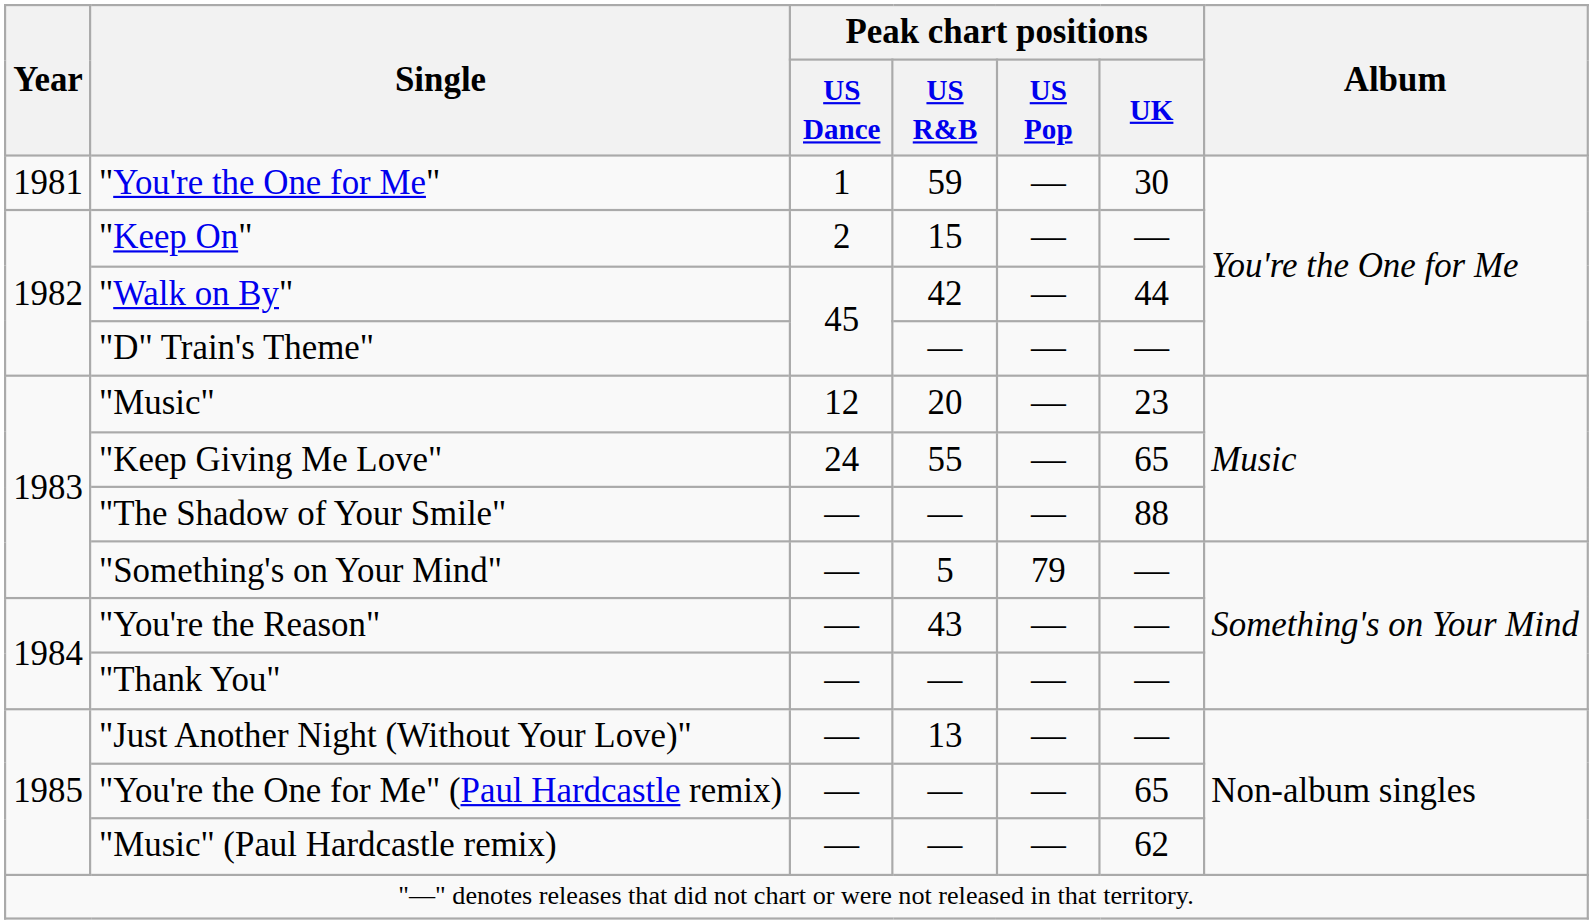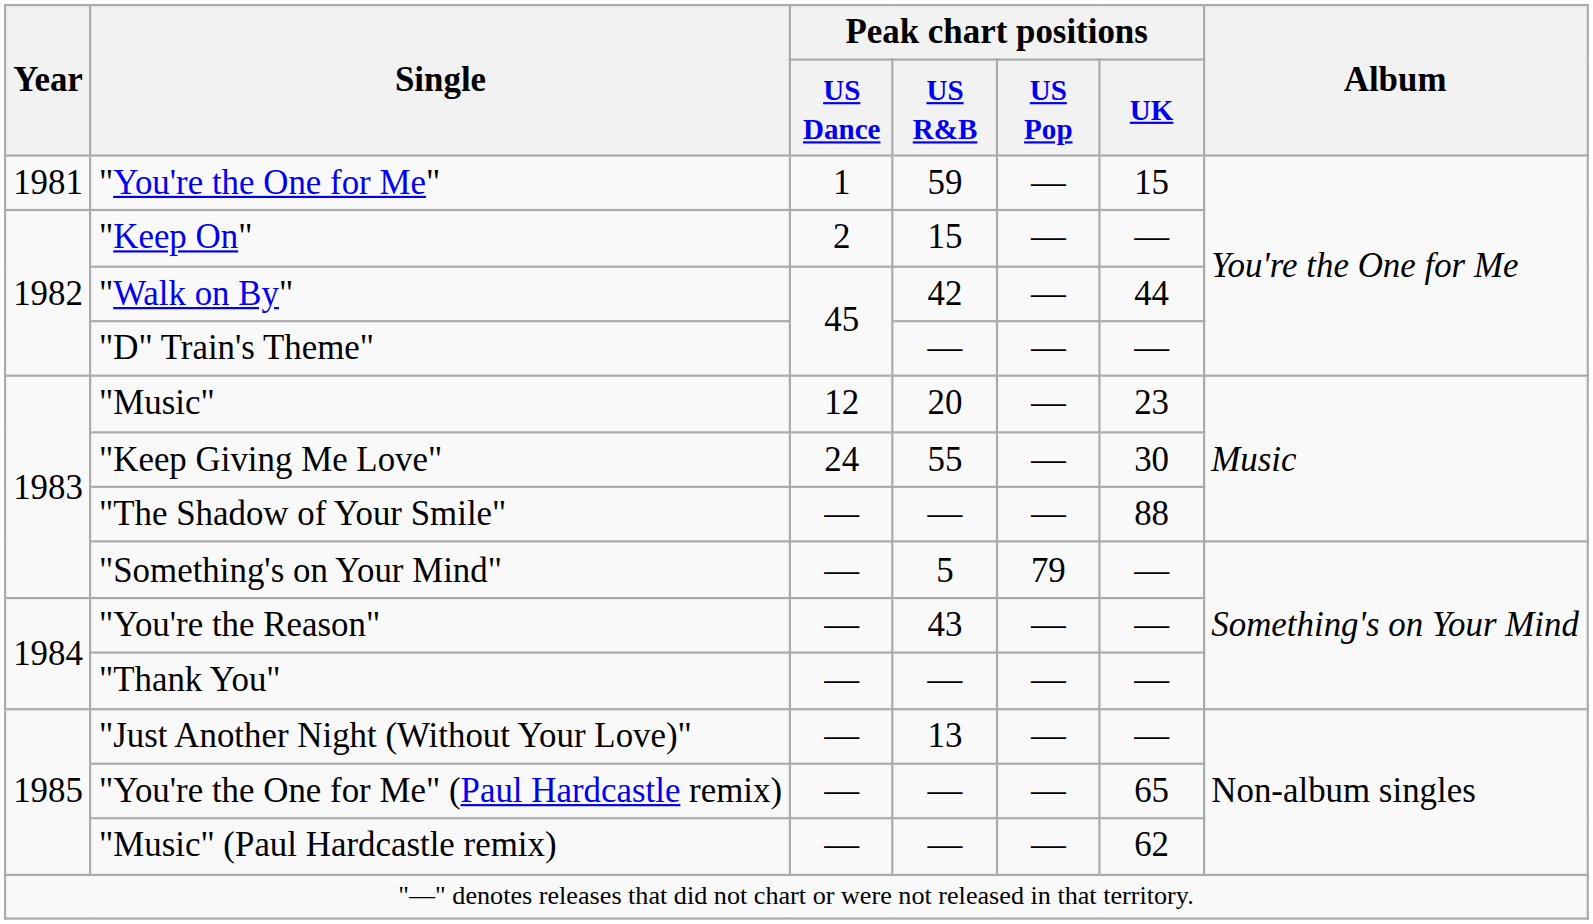(1152, 182) 30 -> (1152, 182) 15
(1152, 458) 65 -> (1152, 458) 30
